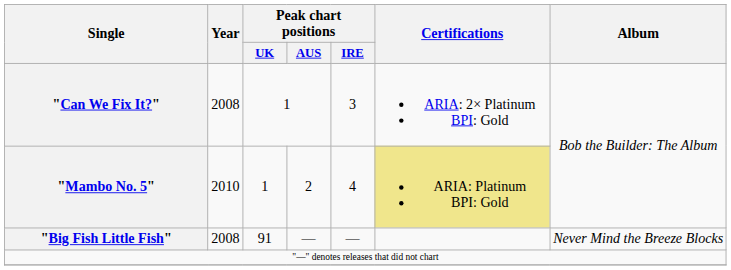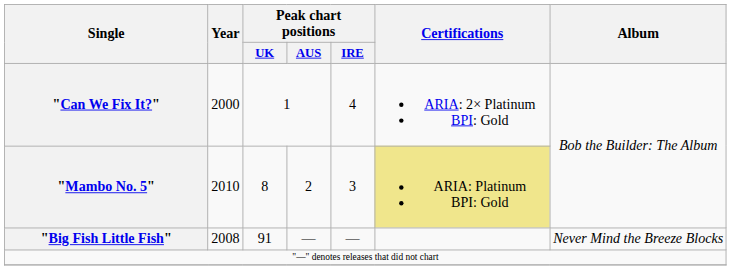(225, 104) 2008 -> (225, 104) 2000
(353, 104) 3 -> (353, 104) 4
(265, 186) 1 -> (265, 186) 8
(353, 186) 4 -> (353, 186) 3
